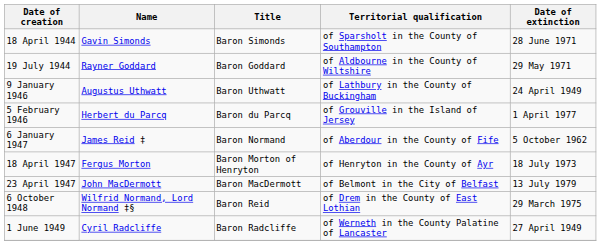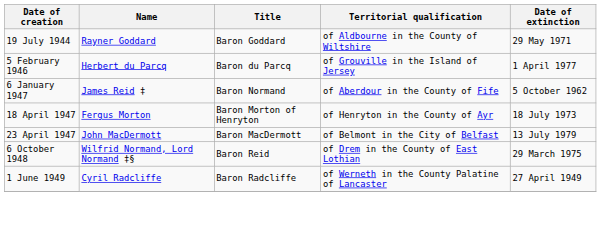- row: (41, 41)
- row: (30, 90)
